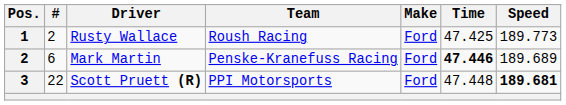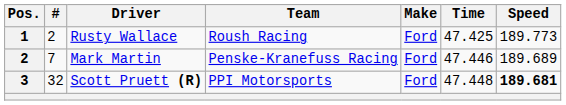(51, 60) 6 -> (51, 60) 7
(468, 60) bold -> (468, 60) normal
(56, 82) 22 -> (56, 82) 32
